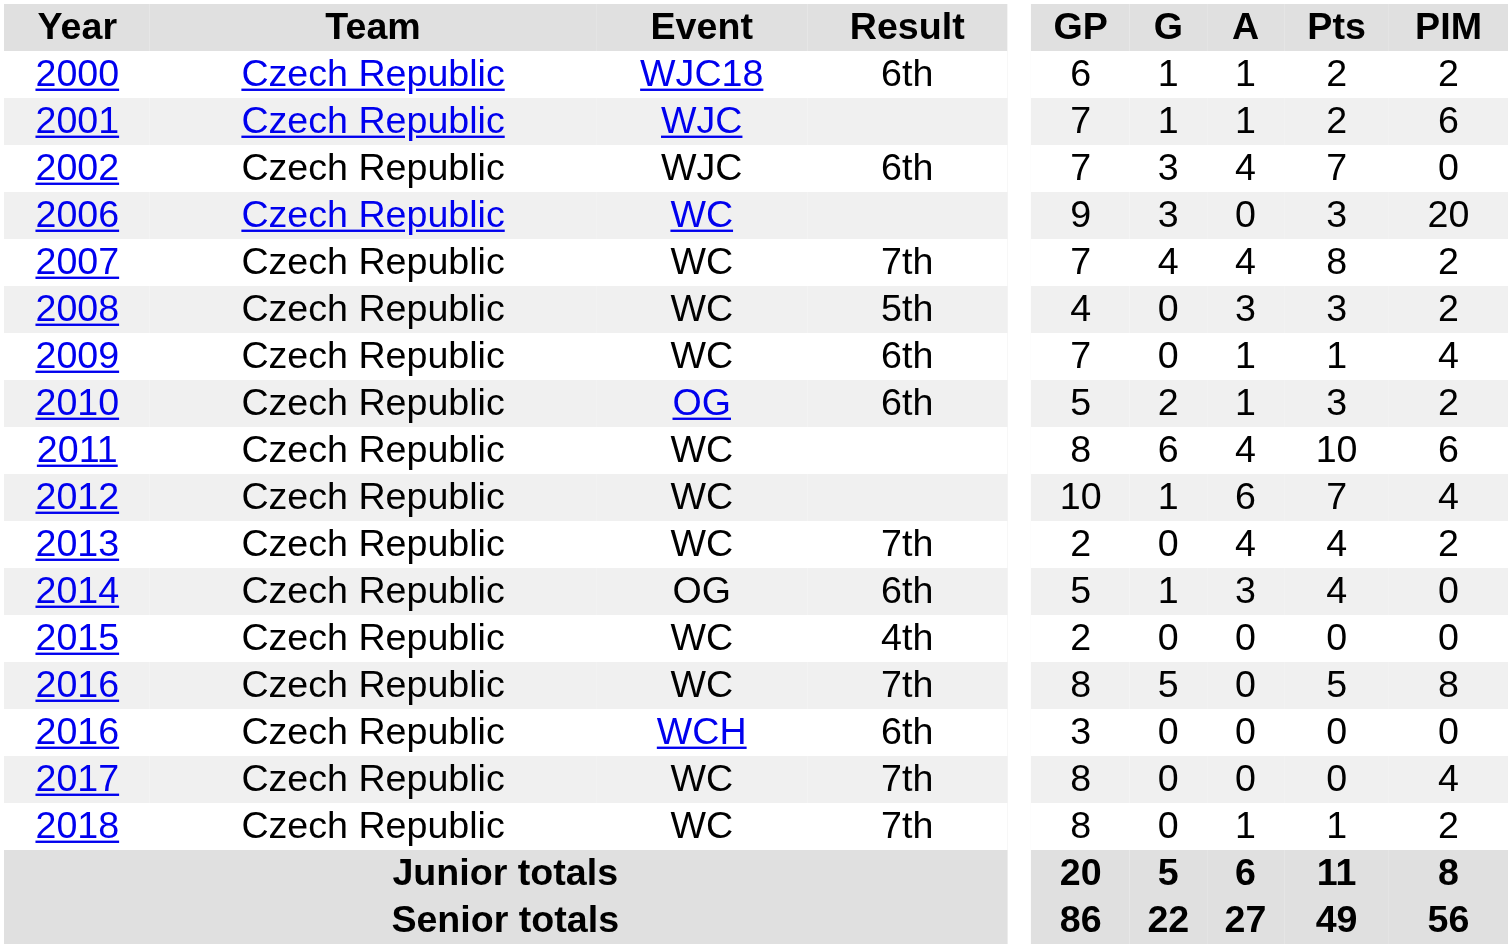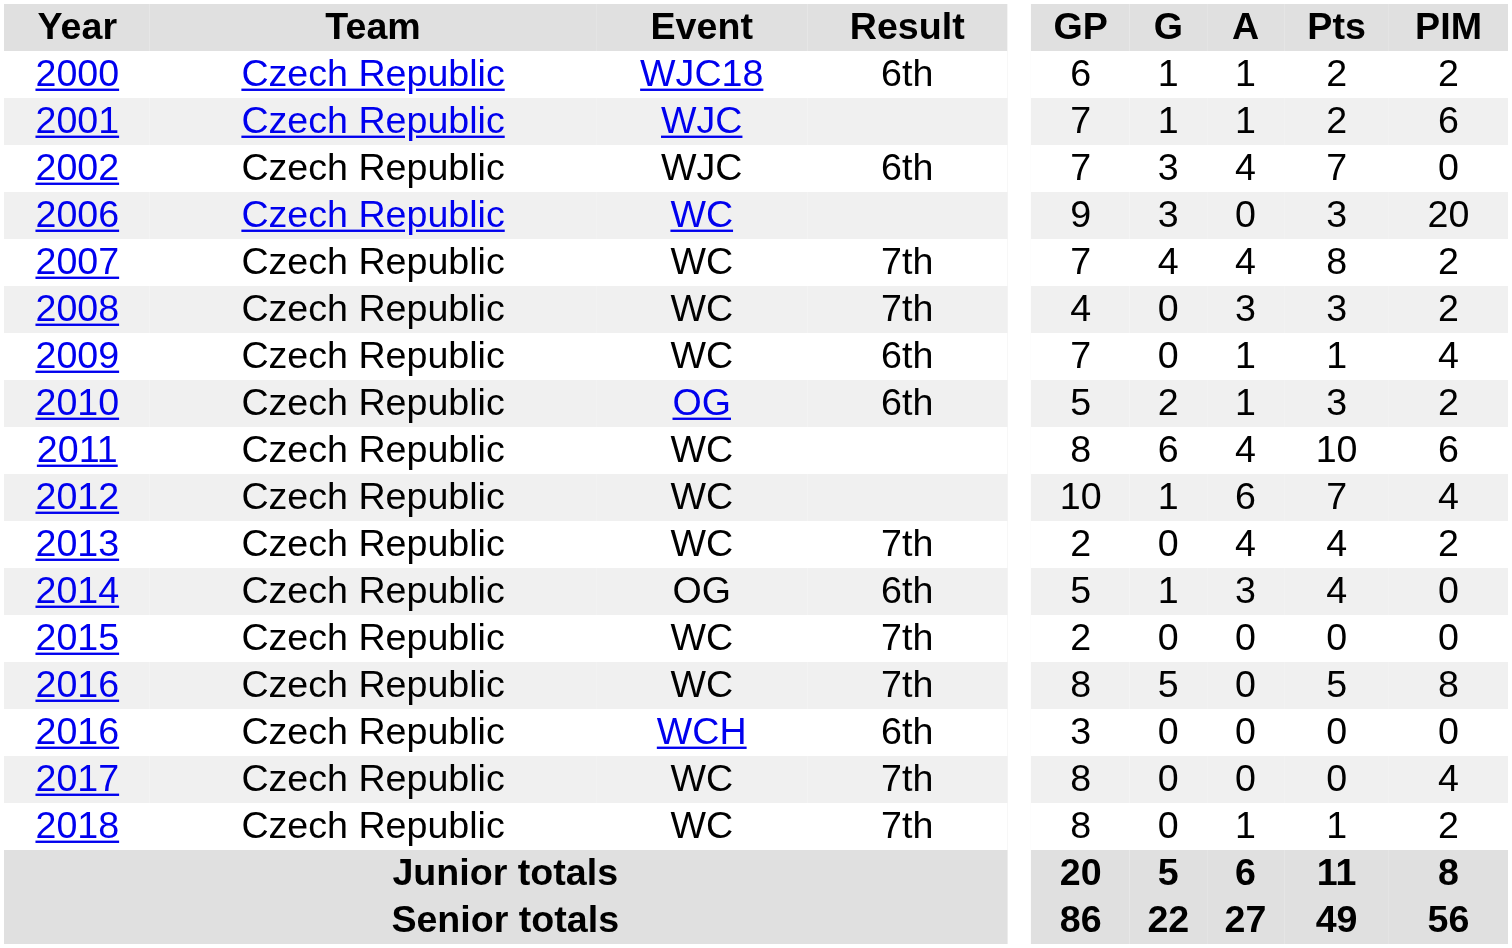(907, 308) 5th -> (907, 308) 7th
(907, 637) 4th -> (907, 637) 7th
